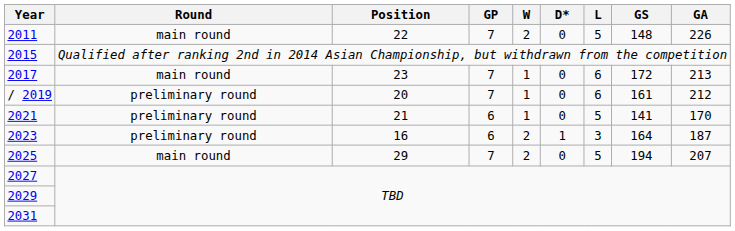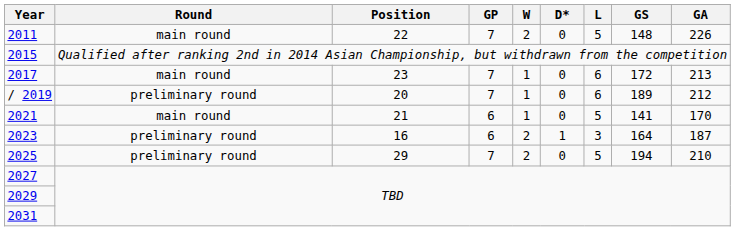(641, 95) 161 -> (641, 95) 189
(194, 115) preliminary round -> (194, 115) main round
(194, 155) main round -> (194, 155) preliminary round
(700, 155) 207 -> (700, 155) 210
